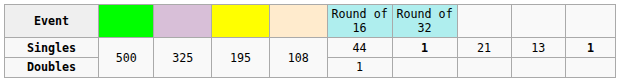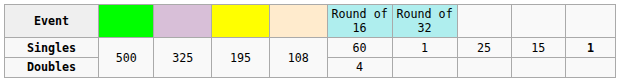(360, 48) 44 -> (360, 48) 60
(425, 48) bold -> (425, 48) normal
(484, 48) 21 -> (484, 48) 25
(538, 48) 13 -> (538, 48) 15
(360, 67) 1 -> (360, 67) 4
